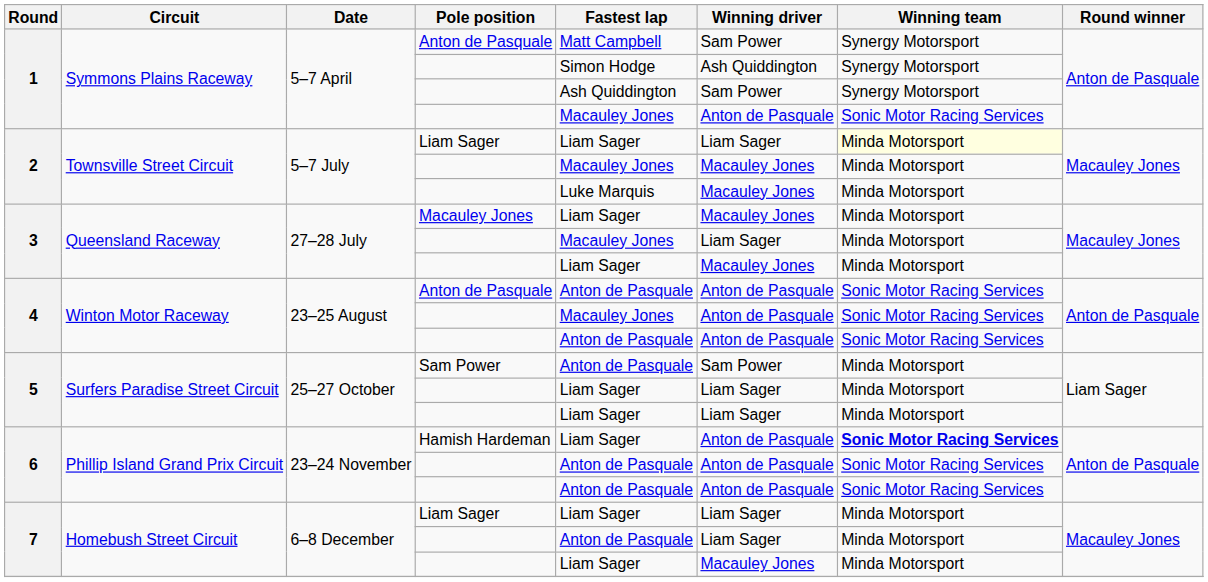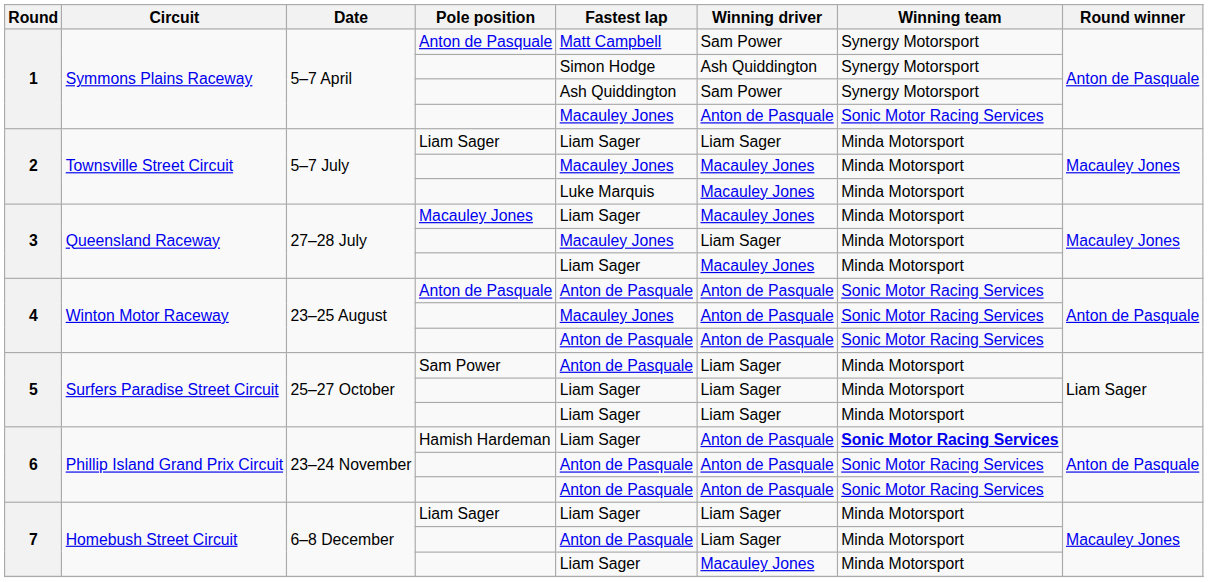(903, 141) lightyellow background -> (903, 141) no background
(741, 365) Sam Power -> (741, 365) Liam Sager
